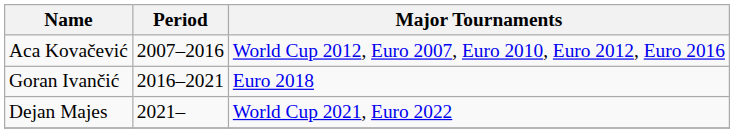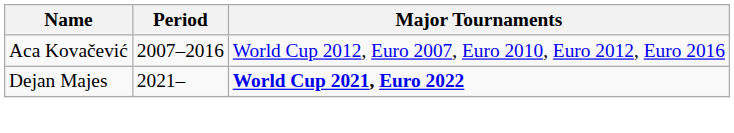- row: (64, 81)
(343, 111) normal -> (349, 81) bold
